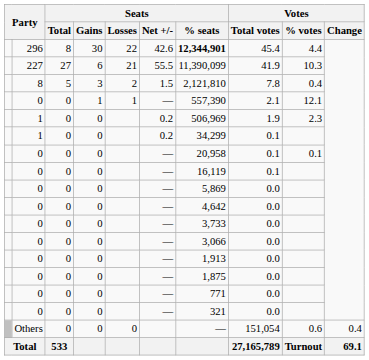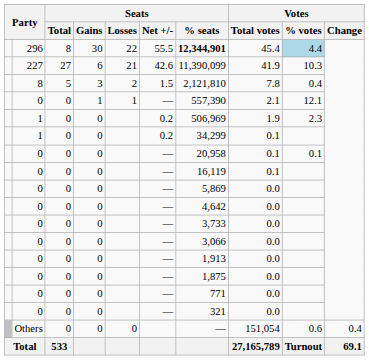(164, 48) 42.6 -> (164, 48) 55.5
(315, 48) no background -> (315, 48) lightblue background
(164, 66) 55.5 -> (164, 66) 42.6
